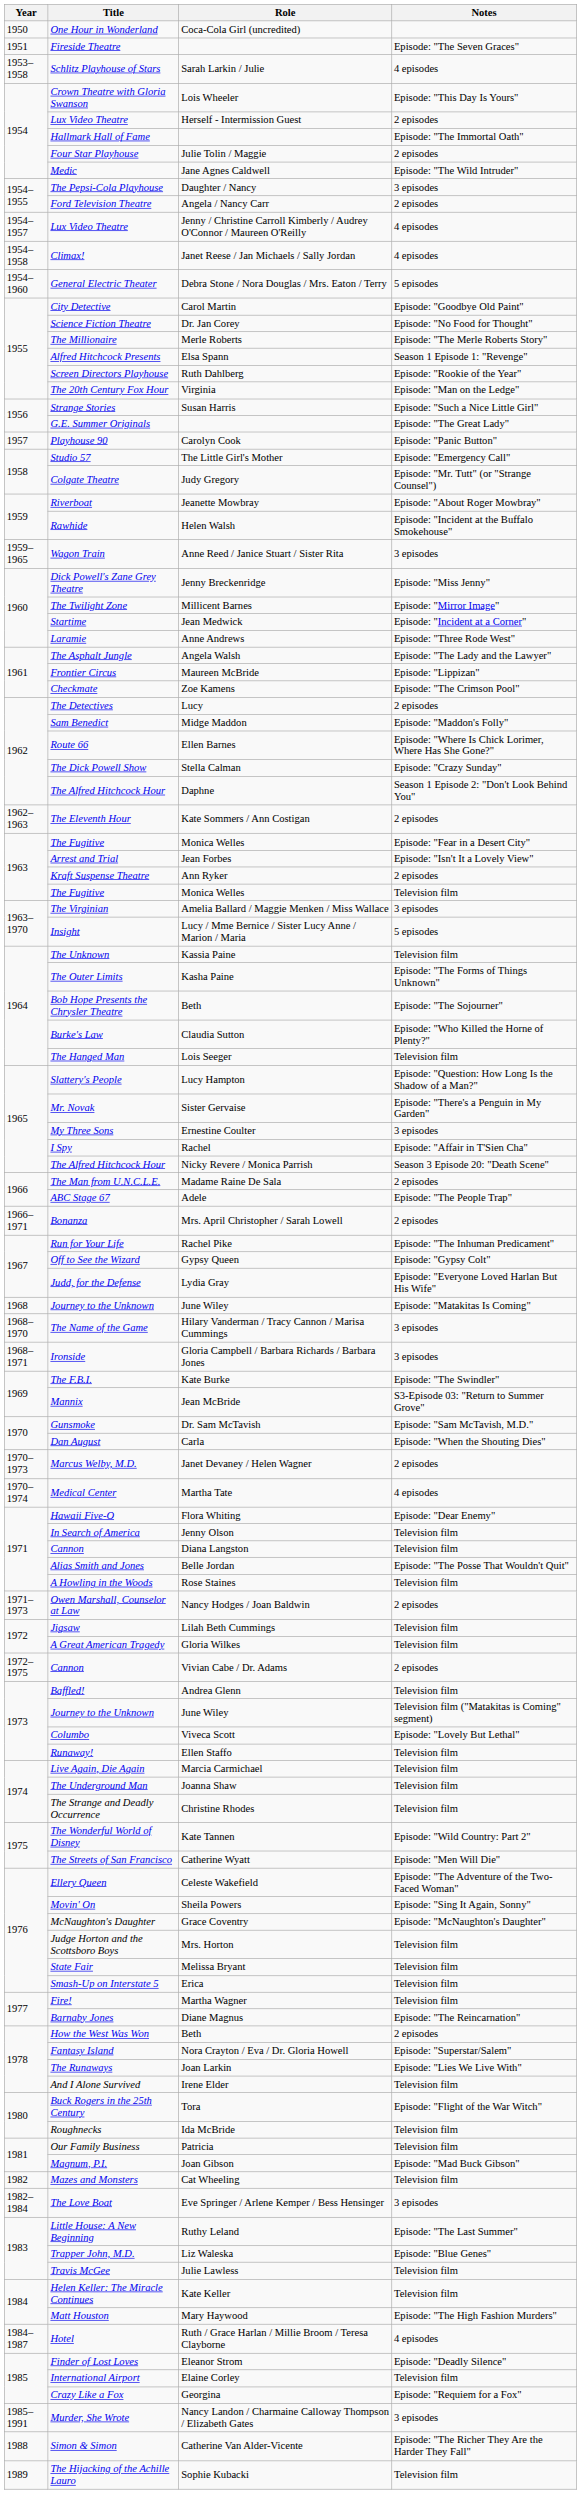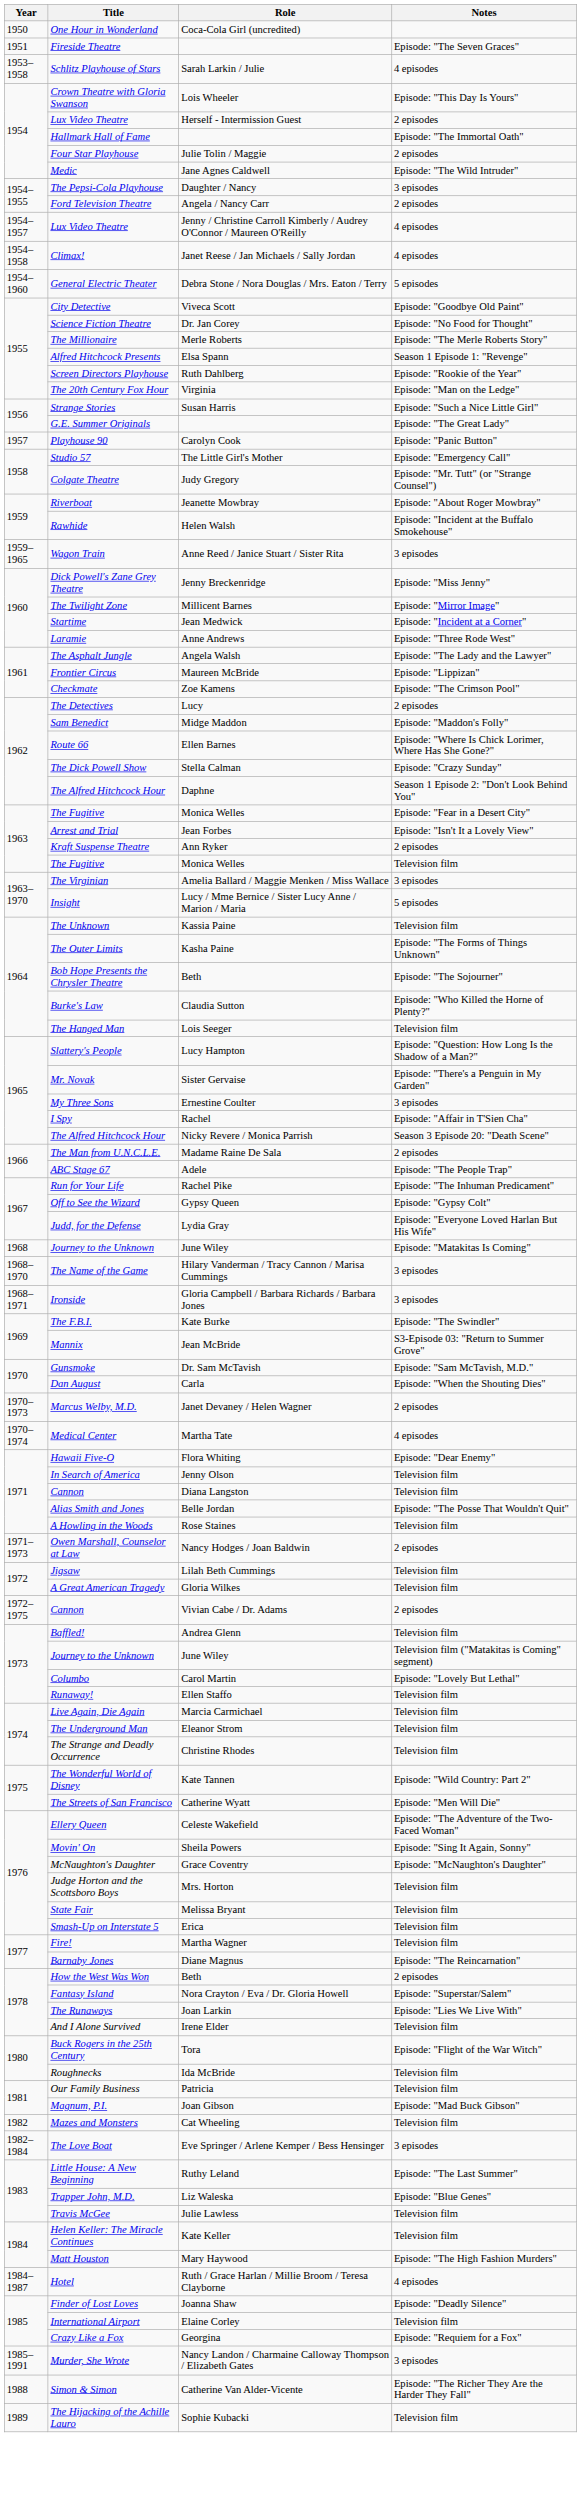(209, 306) Carol Martin -> (208, 306) Viveca Scott
- row: (91, 819)
- row: (69, 1220)
(208, 1735) Viveca Scott -> (209, 1678) Carol Martin
(209, 1785) Joanna Shaw -> (212, 1728) Eleanor Strom
(212, 2361) Eleanor Strom -> (209, 2304) Joanna Shaw
